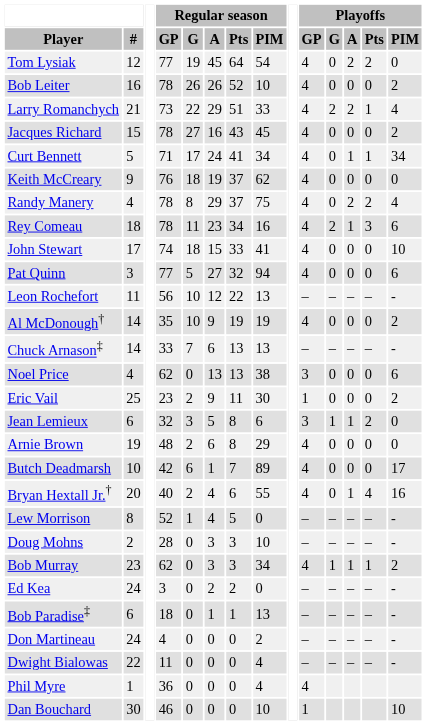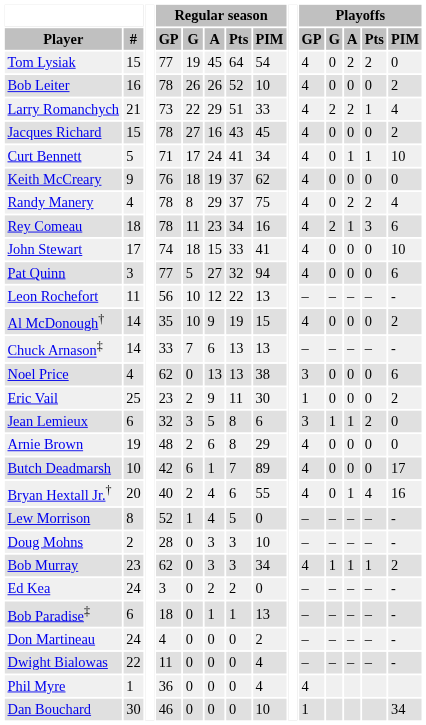(133, 62) 12 -> (133, 62) 15
(398, 156) 34 -> (398, 156) 10
(263, 321) 19 -> (263, 321) 15
(398, 709) 10 -> (398, 709) 34
